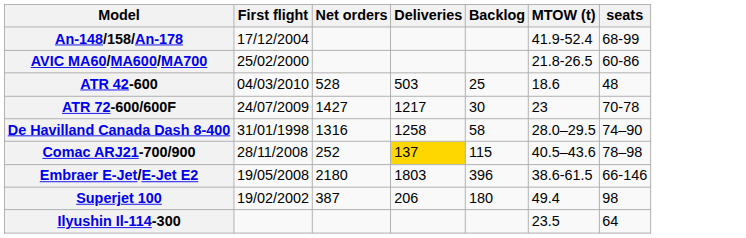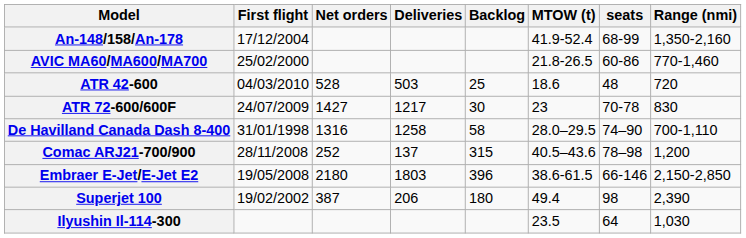+ column: (695, 15)
(406, 152) gold background -> (406, 152) no background
(480, 152) 115 -> (481, 152) 315
